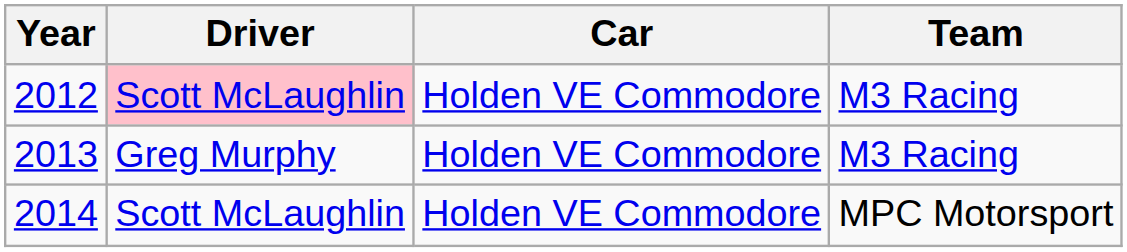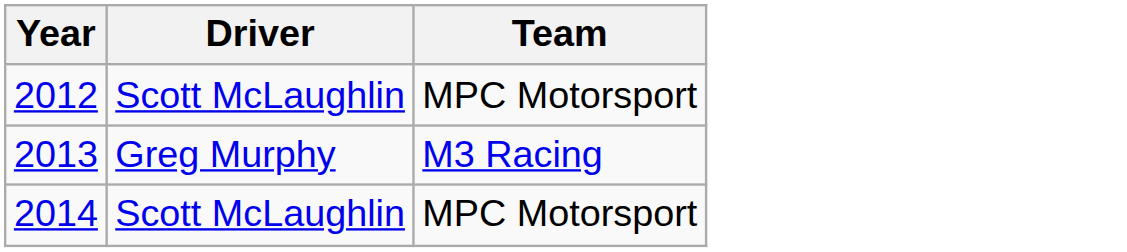- column: (622, 34)
(260, 94) pink background -> (260, 94) no background
(929, 94) M3 Racing -> (560, 94) MPC Motorsport
